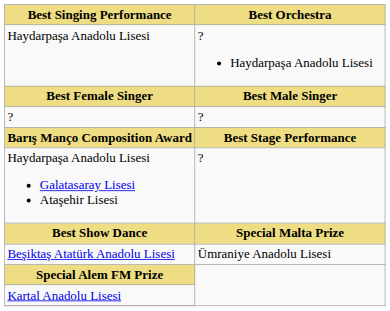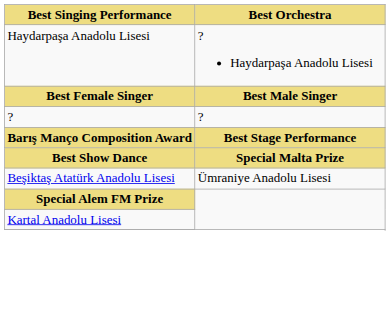- row: (100, 179)
